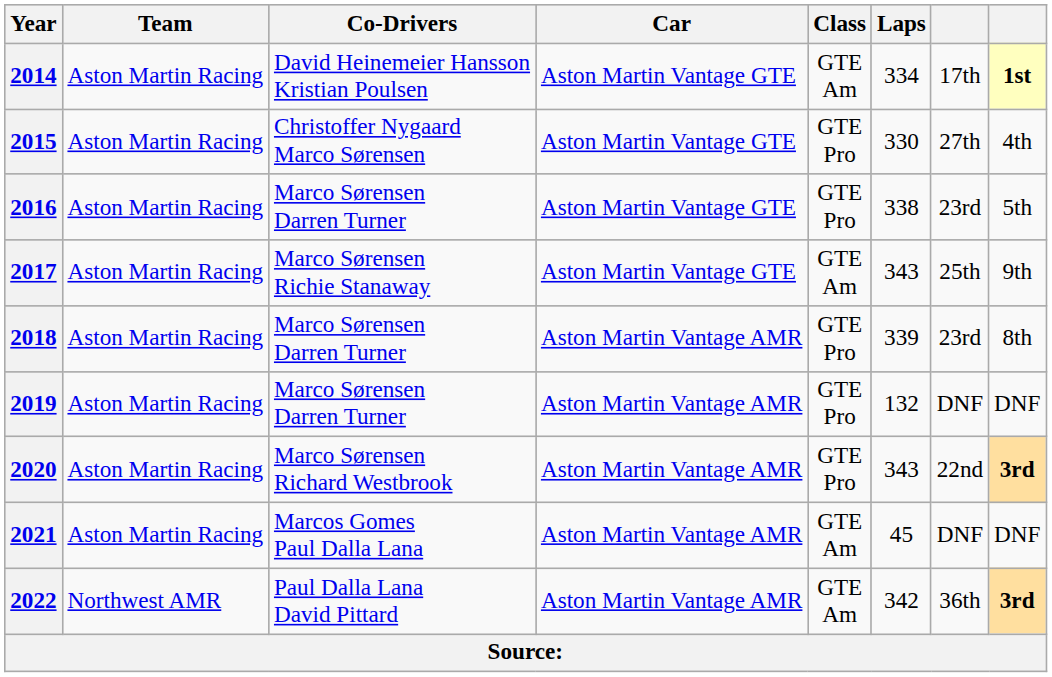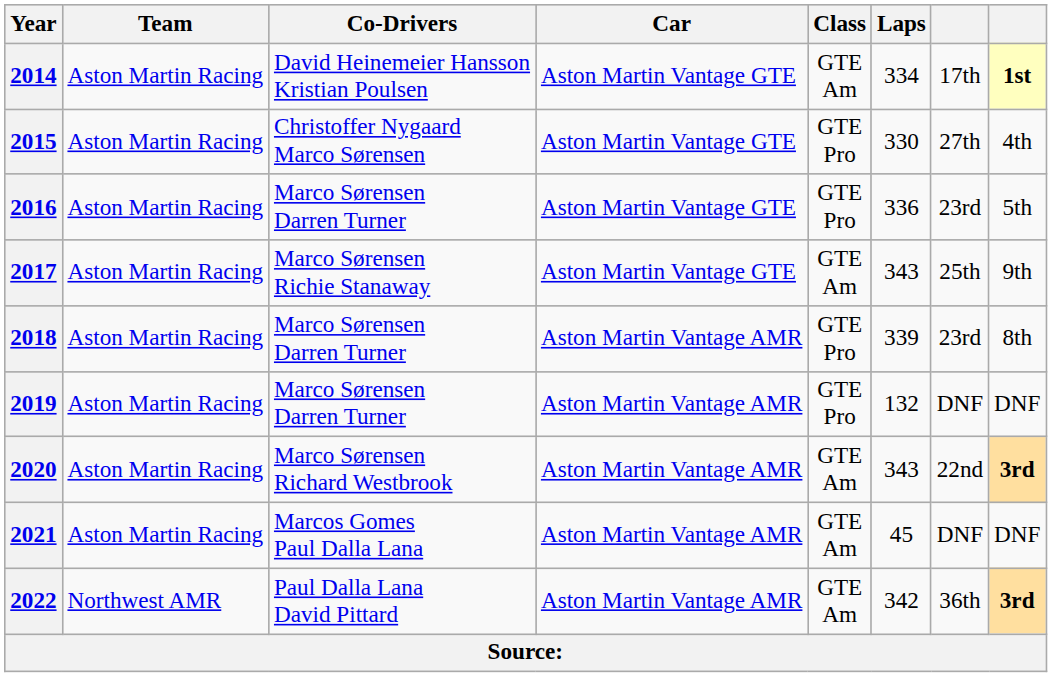(901, 207) 338 -> (901, 207) 336
(840, 469) GTE Pro -> (840, 469) GTE Am
